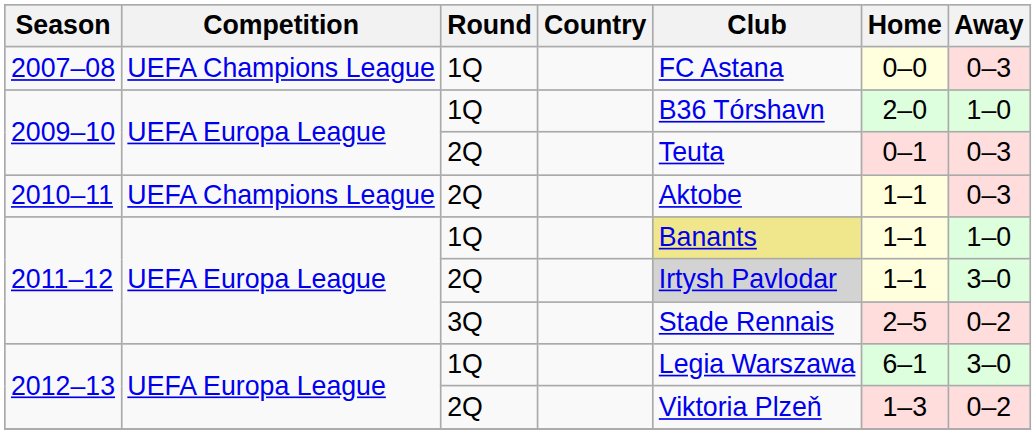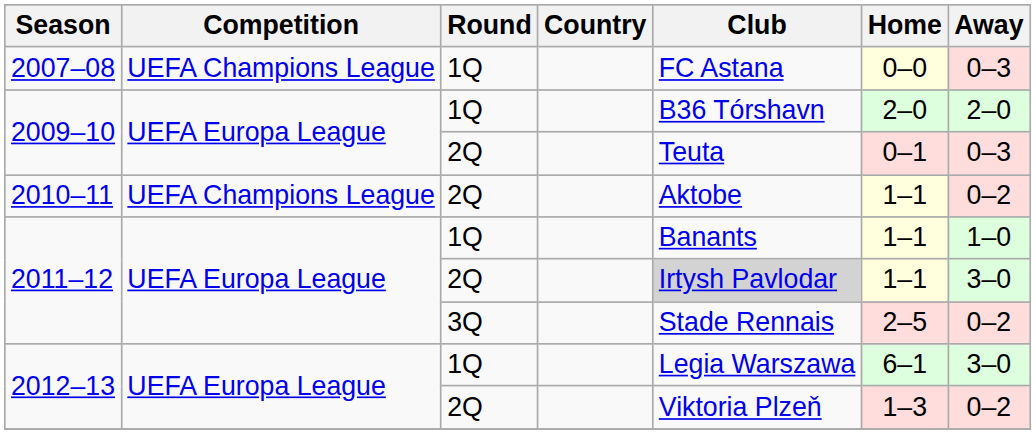(989, 110) 1–0 -> (989, 110) 2–0
(989, 195) 0–3 -> (989, 195) 0–2
(708, 237) khaki background -> (708, 237) no background
